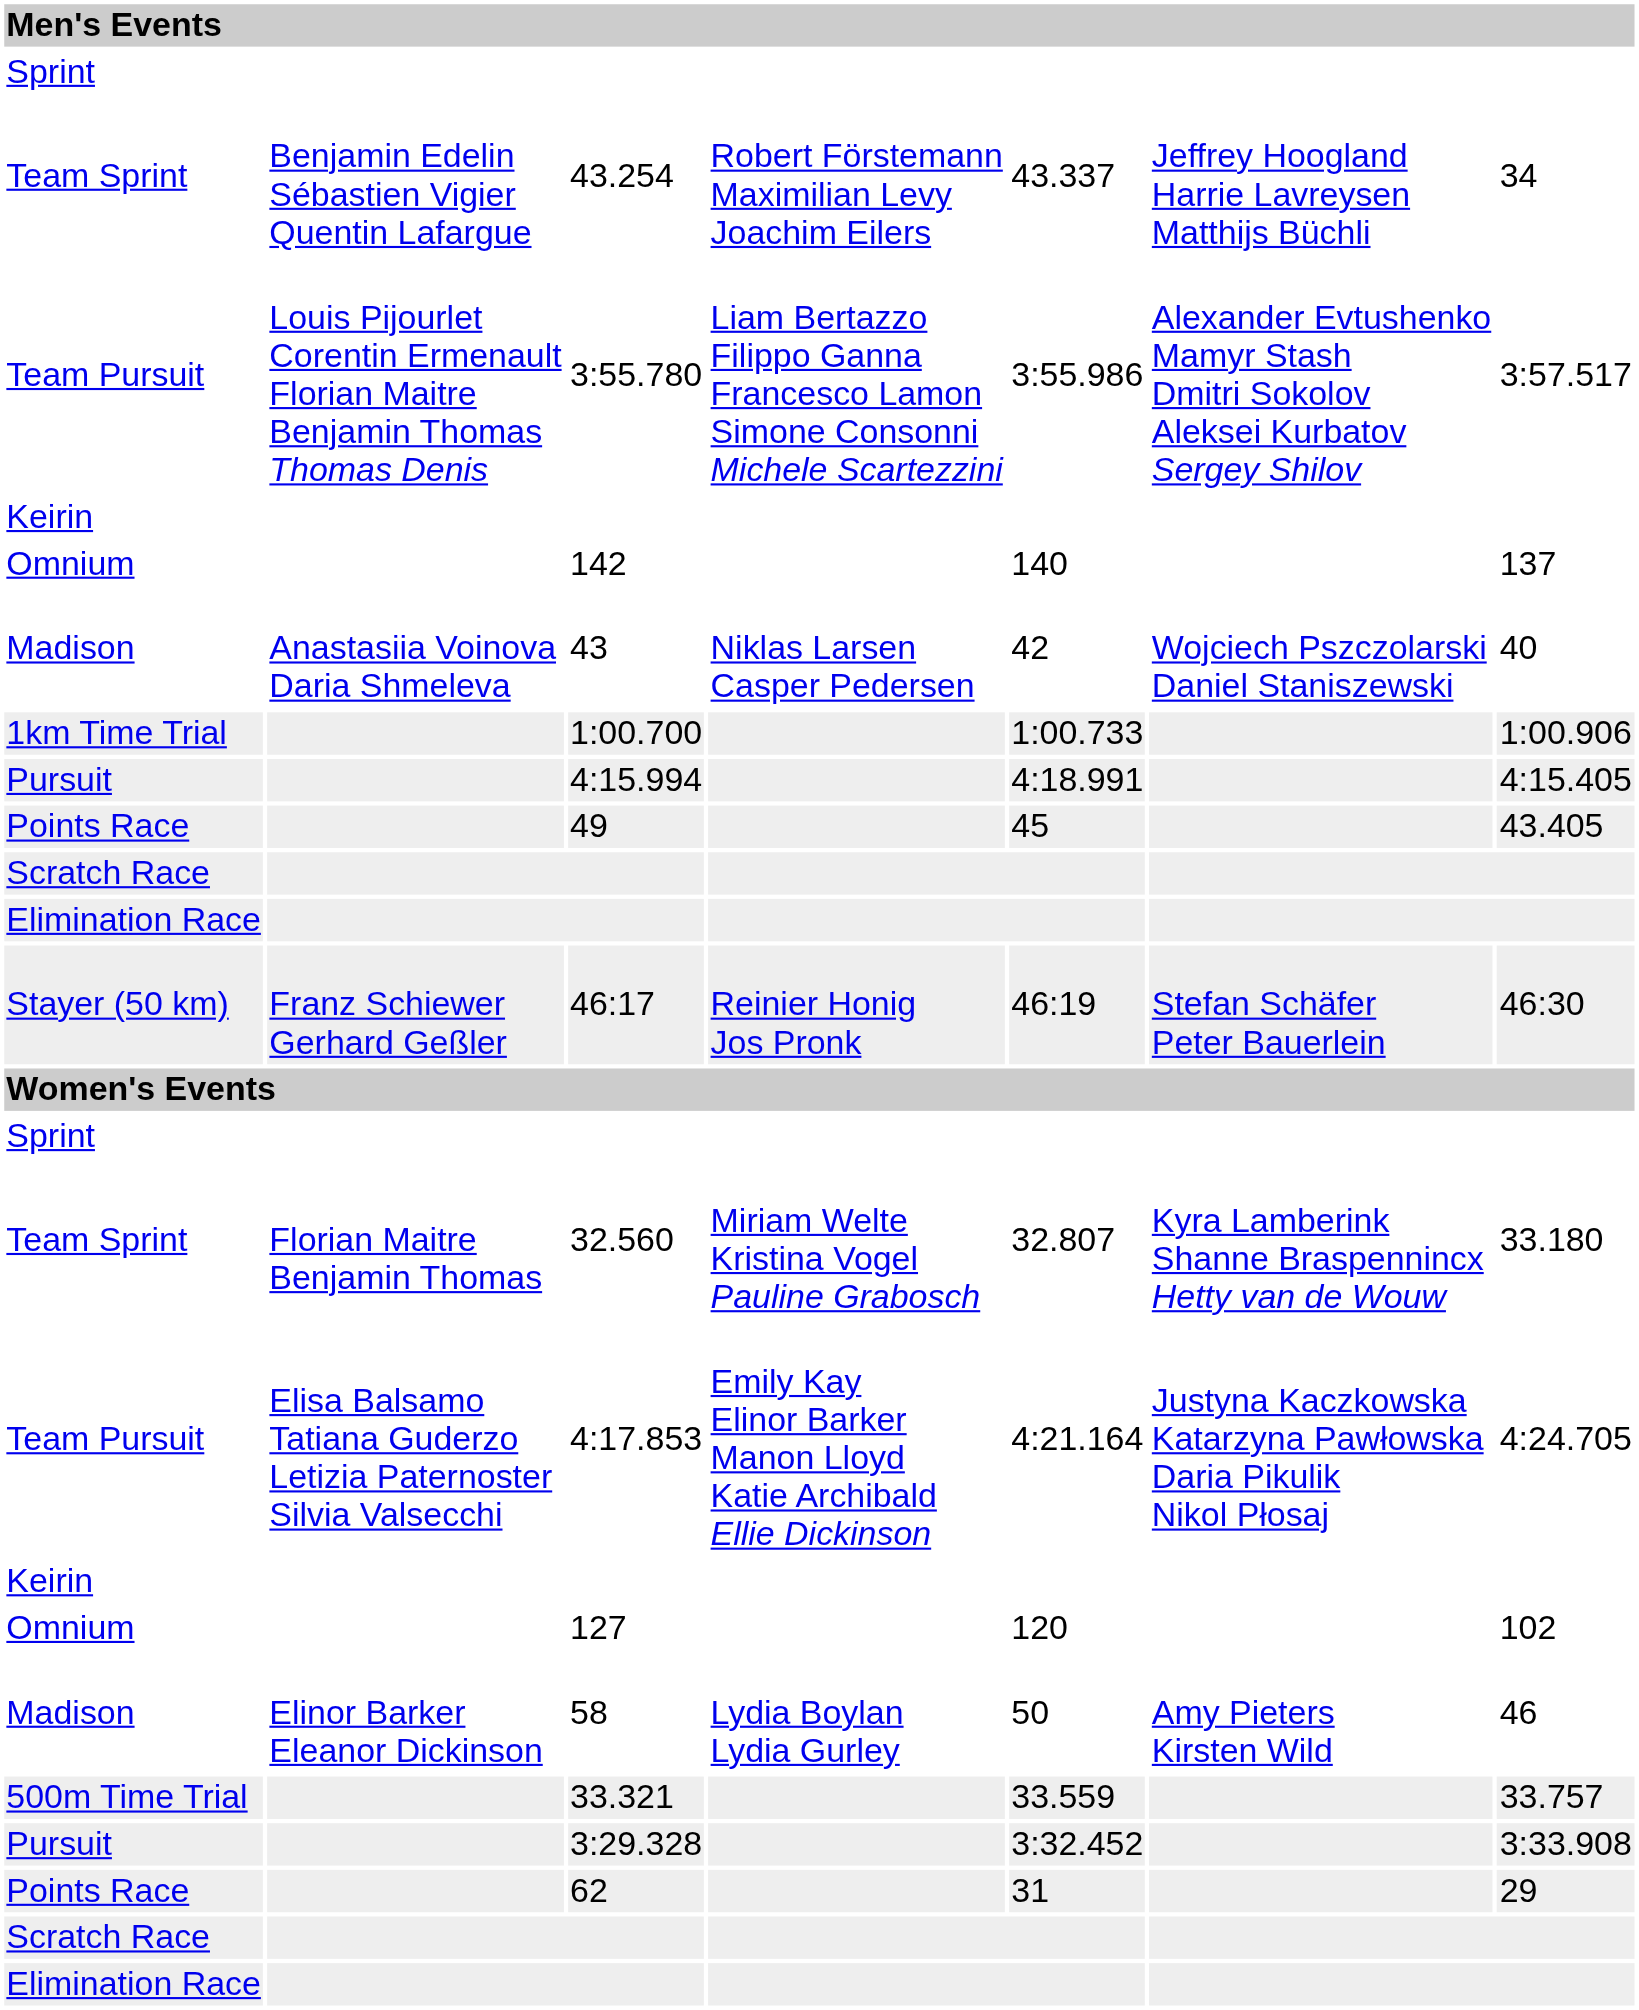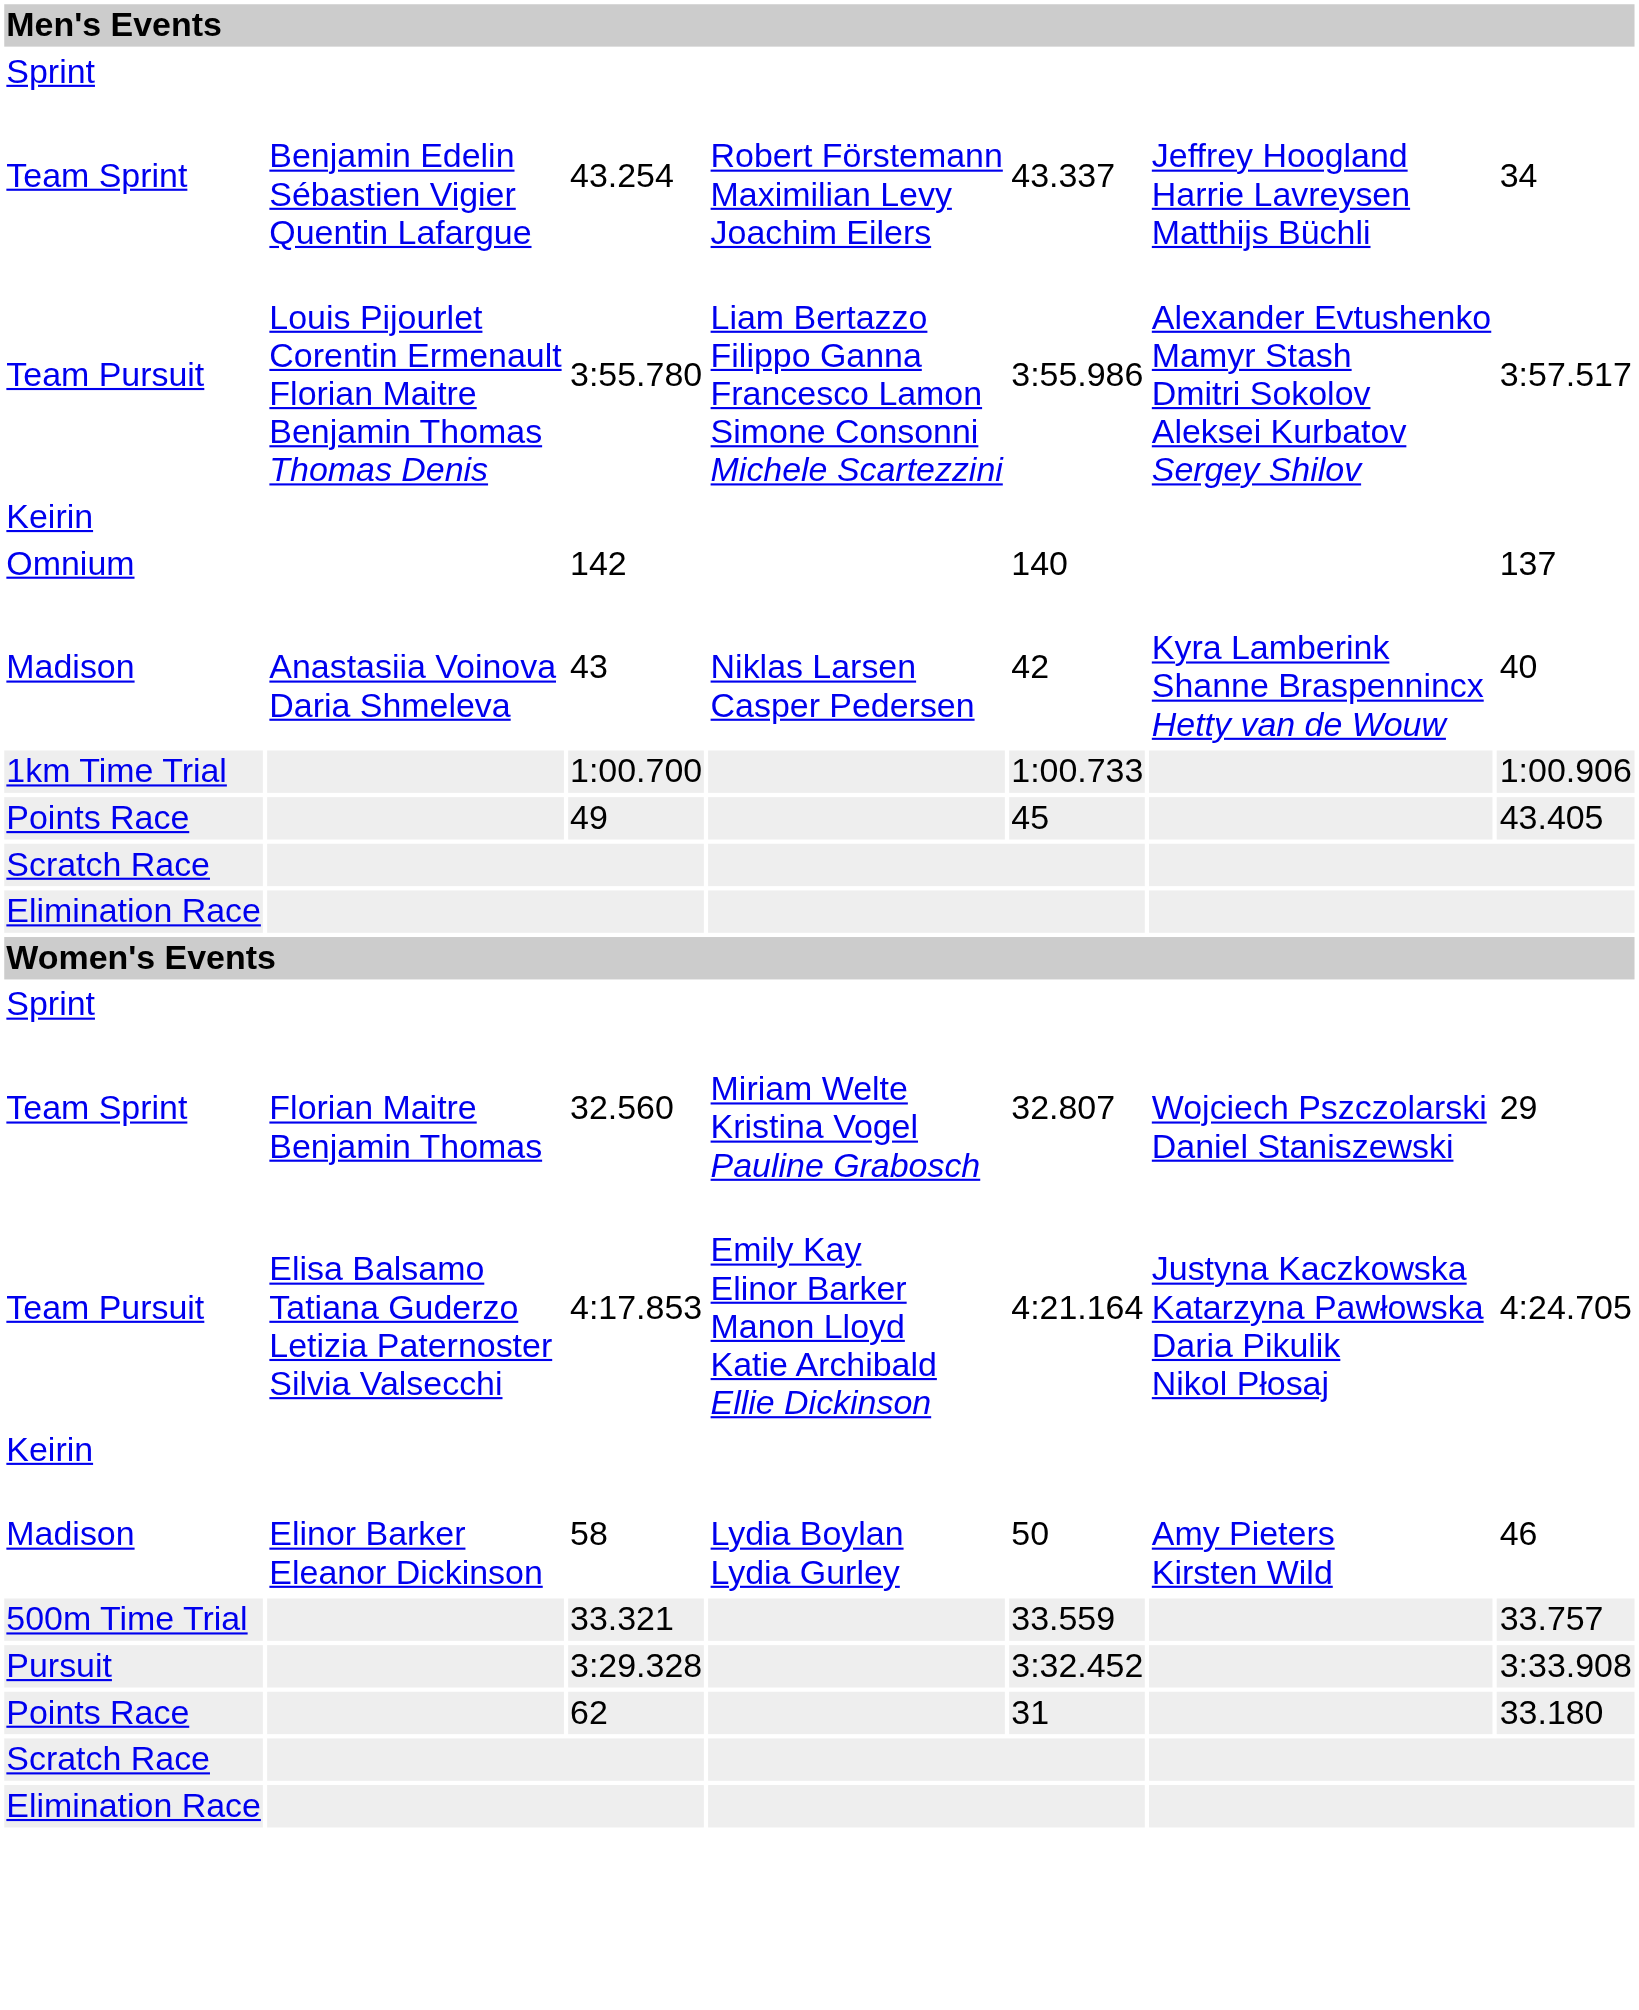(1319, 667) Wojciech Pszczolarski Daniel Staniszewski -> (1318, 686) Kyra Lamberink Shanne Braspennincx Hetty van de Wouw
- row: (59, 779)
- row: (118, 1004)
(1318, 1258) Kyra Lamberink Shanne Braspennincx Hetty van de Wouw -> (1319, 1127) Wojciech Pszczolarski Daniel Staniszewski
(1552, 1239) 33.180 -> (1519, 1108) 29
- row: (70, 1627)
(1519, 1890) 29 -> (1552, 1712) 33.180
